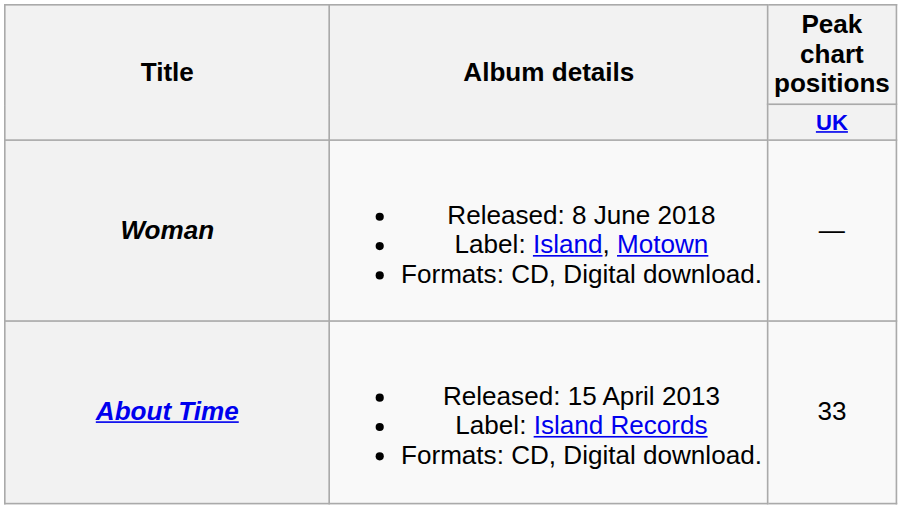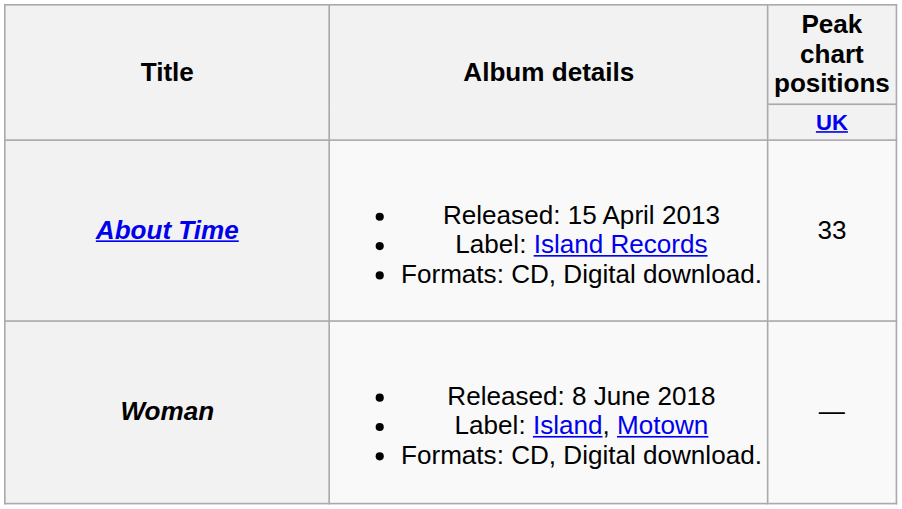rows swapped: (167, 411) <-> (167, 230)
